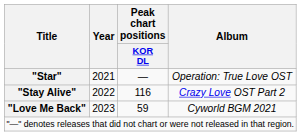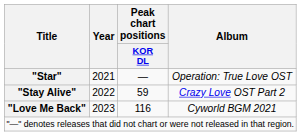(143, 92) 116 -> (143, 92) 59
(143, 109) 59 -> (143, 109) 116
